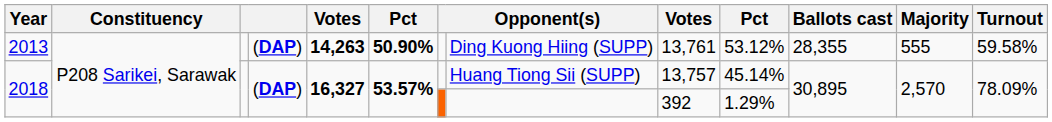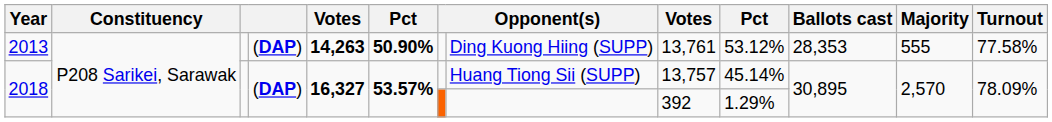(820, 47) 28,355 -> (820, 47) 28,353
(1007, 47) 59.58% -> (1007, 47) 77.58%
